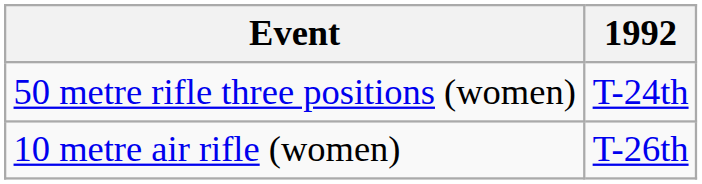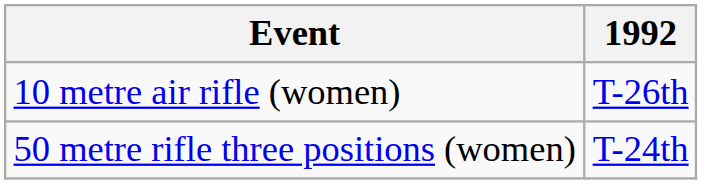rows swapped: (207, 149) <-> (295, 91)
